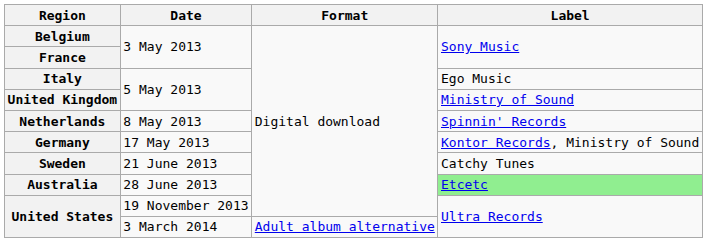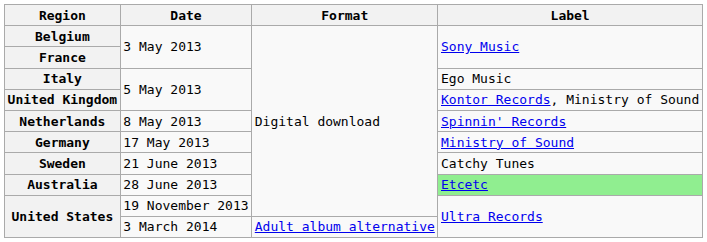(508, 100) Ministry of Sound -> (570, 100) Kontor Records, Ministry of Sound
(570, 142) Kontor Records, Ministry of Sound -> (508, 142) Ministry of Sound
